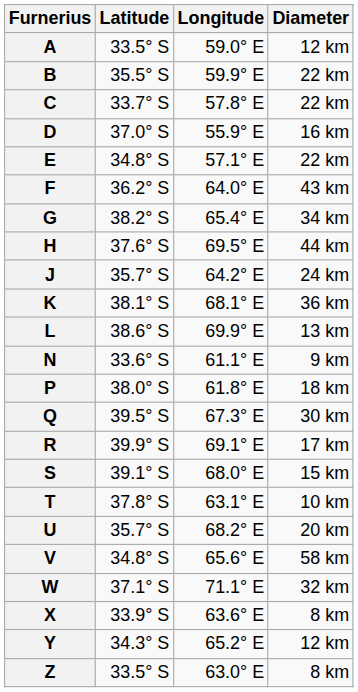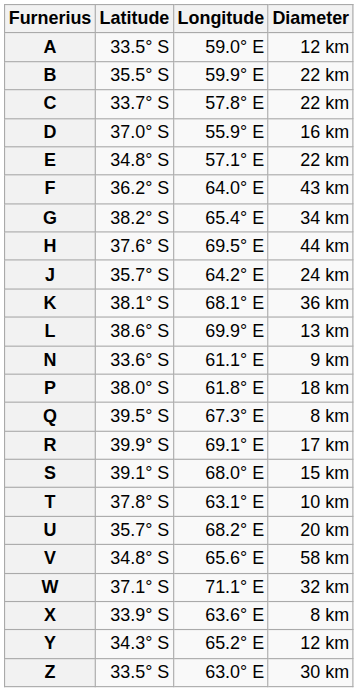(325, 416) 30 km -> (330, 416) 8 km
(330, 672) 8 km -> (325, 672) 30 km
